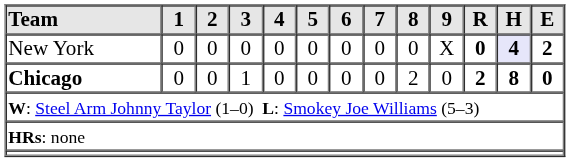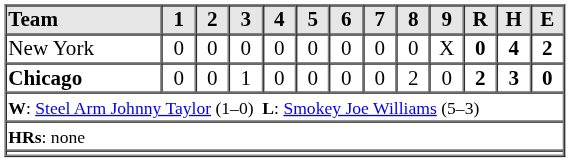(514, 48) lavender background -> (514, 48) no background
(514, 77) 8 -> (514, 77) 3
